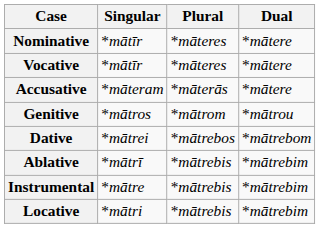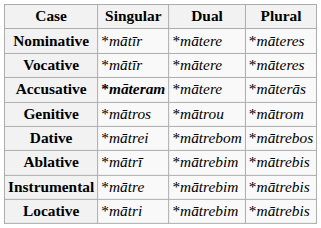columns swapped: (277, 16) <-> (203, 16)
(132, 89) normal -> (133, 89) bold
